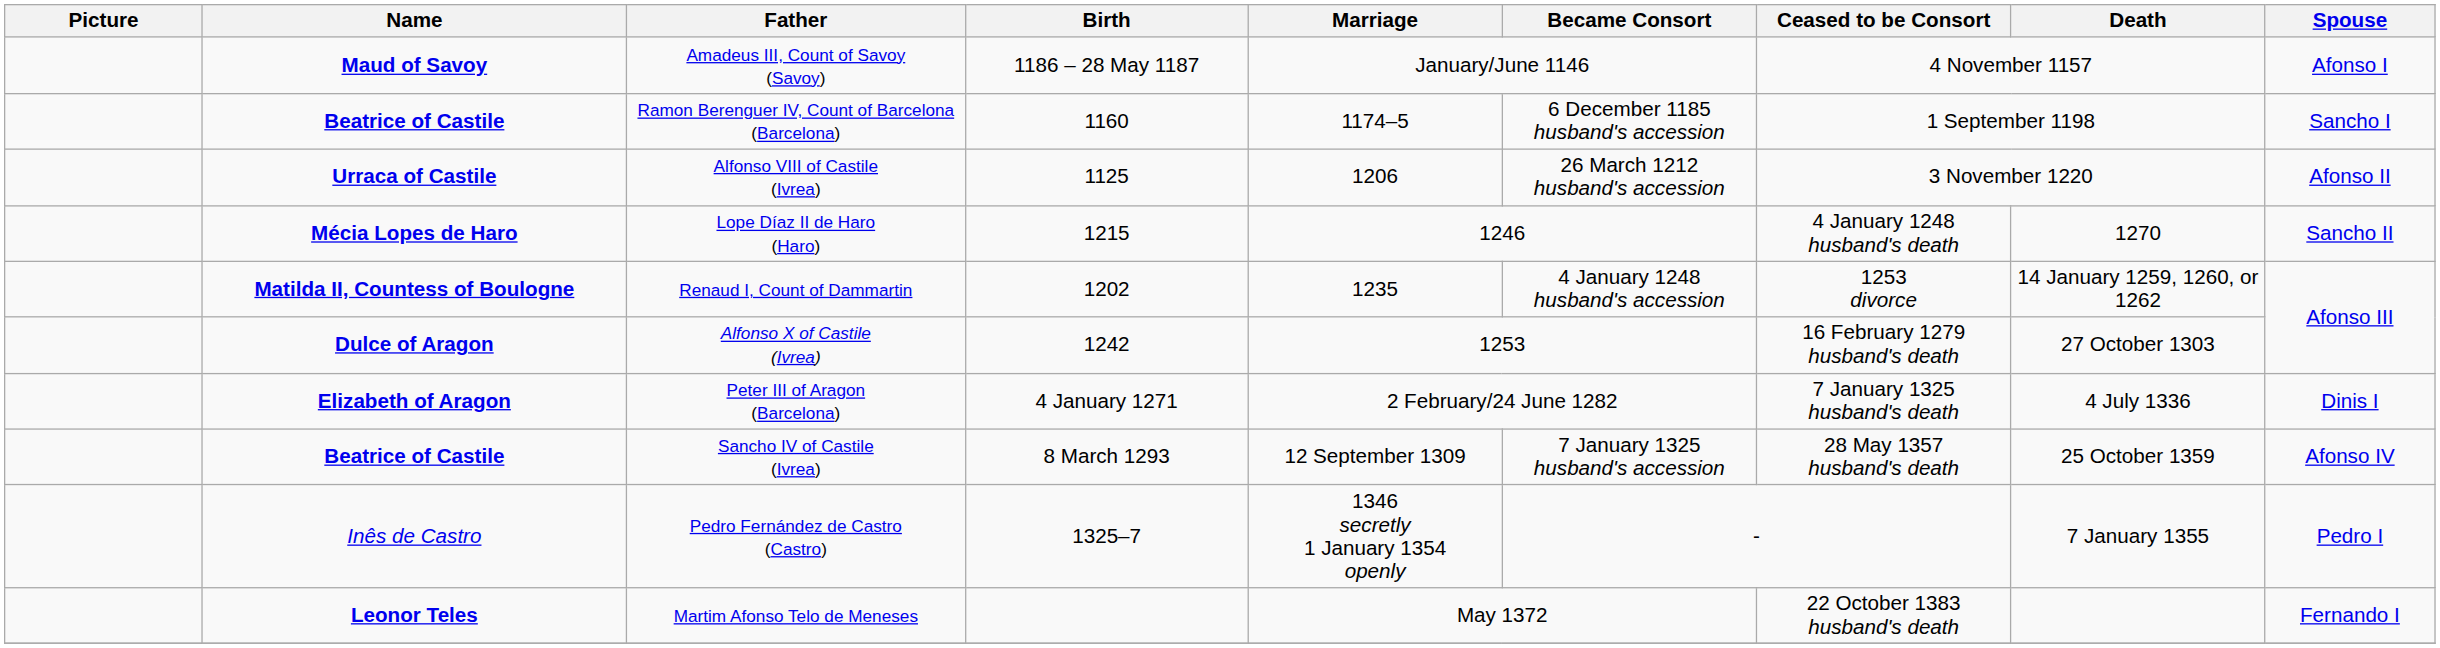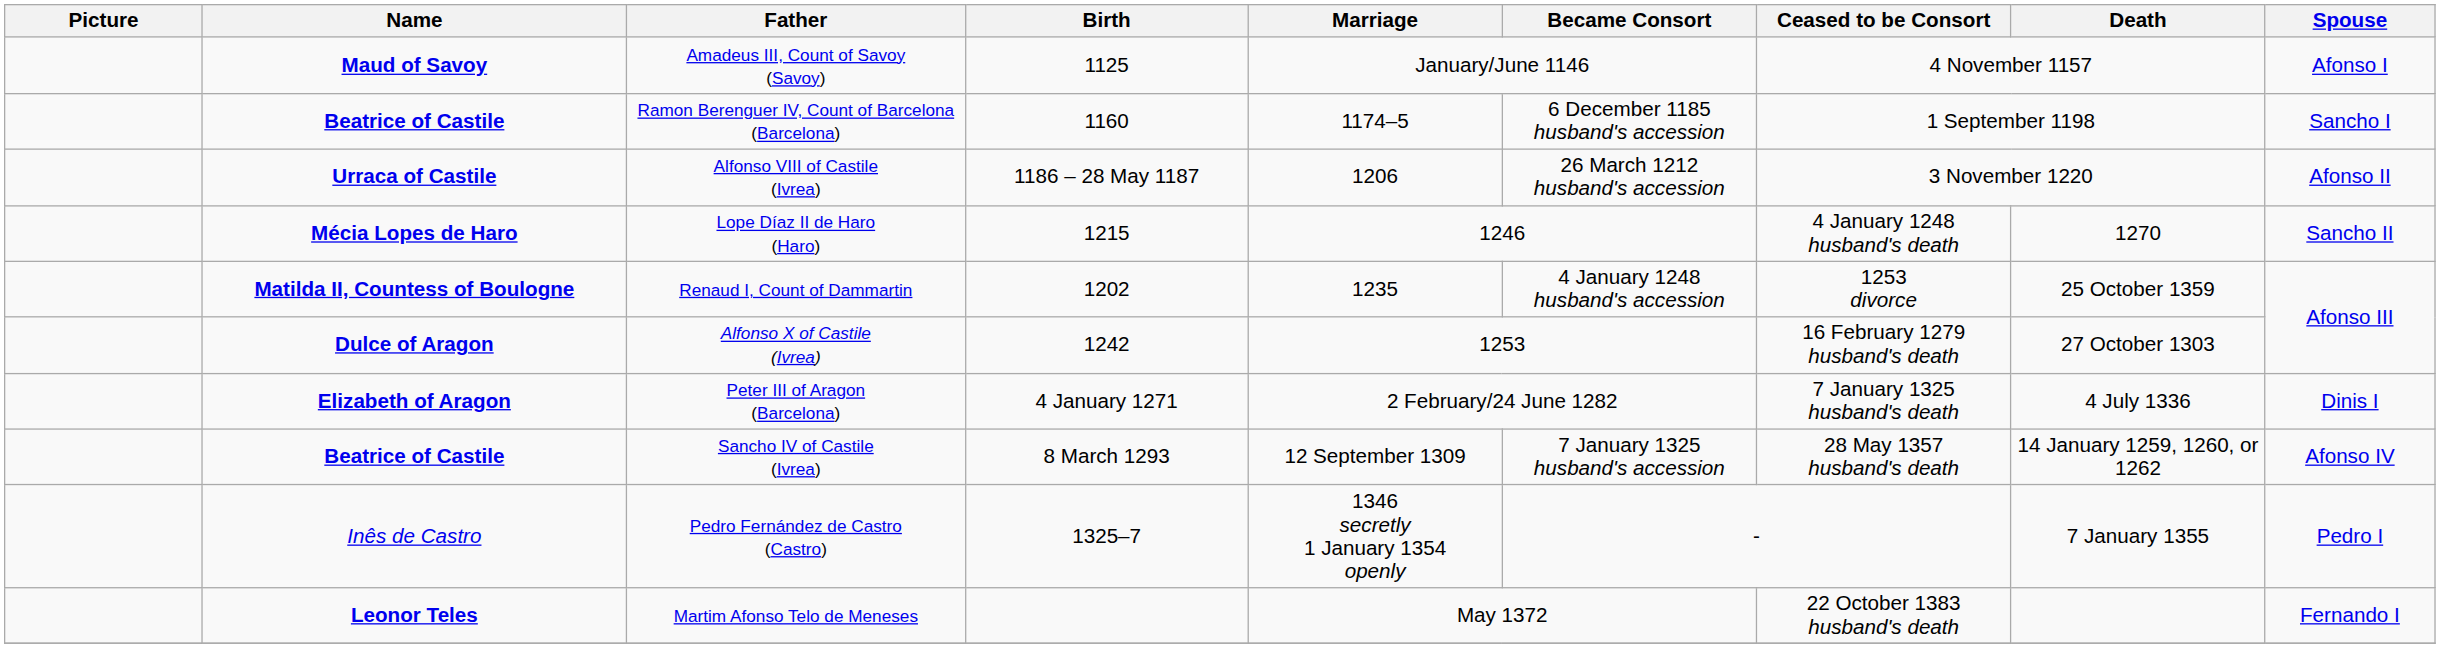(1107, 65) 1186 – 28 May 1187 -> (1107, 65) 1125
(1107, 177) 1125 -> (1107, 177) 1186 – 28 May 1187
(2138, 289) 14 January 1259, 1260, or 1262 -> (2138, 289) 25 October 1359
(2138, 456) 25 October 1359 -> (2138, 456) 14 January 1259, 1260, or 1262
